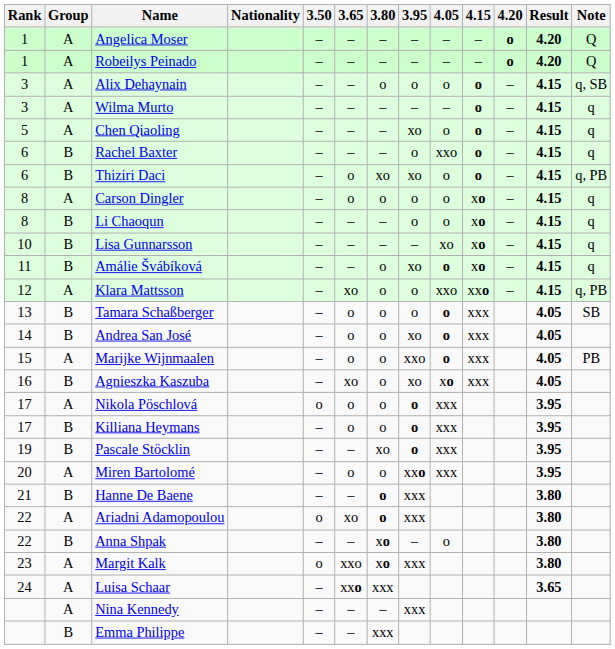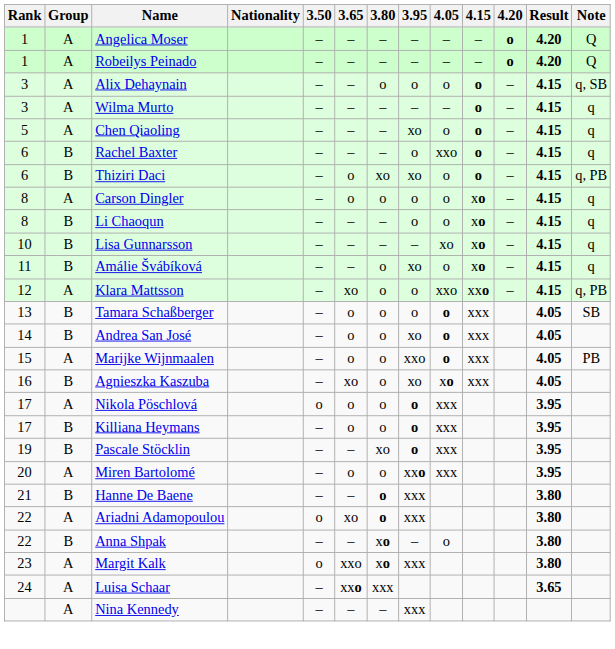(446, 267) bold -> (446, 267) normal
- row: (140, 632)
